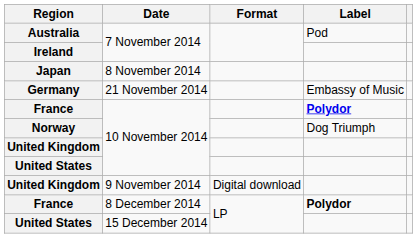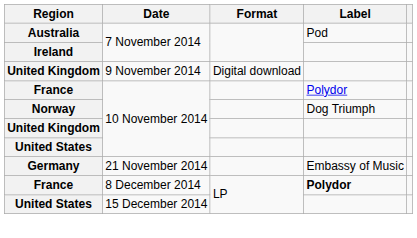- row: (53, 71)
rows swapped: (53, 185) <-> (53, 90)
(329, 109) bold -> (327, 90) normal
